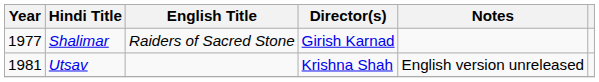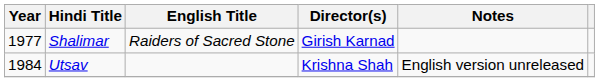(25, 64) 1981 -> (25, 64) 1984
